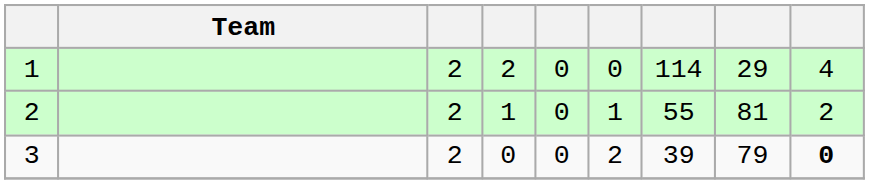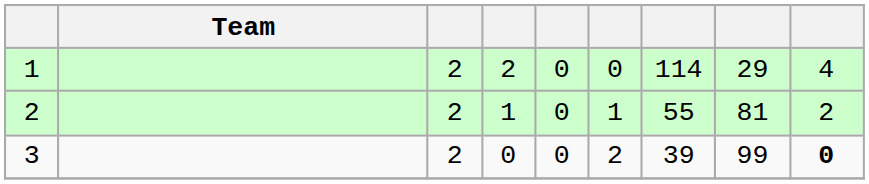(752, 156) 79 -> (752, 156) 99
